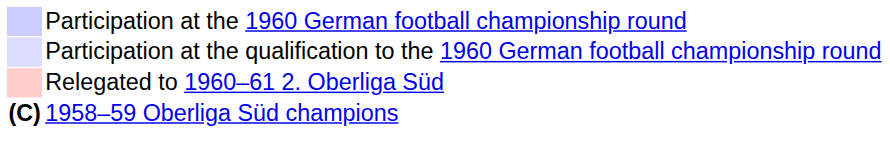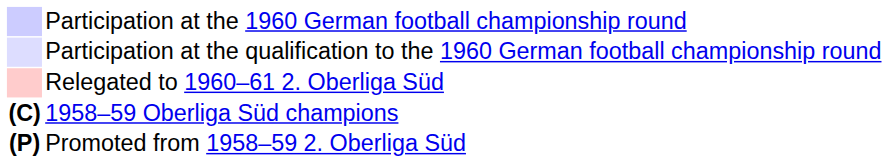+ row: (256, 143)
